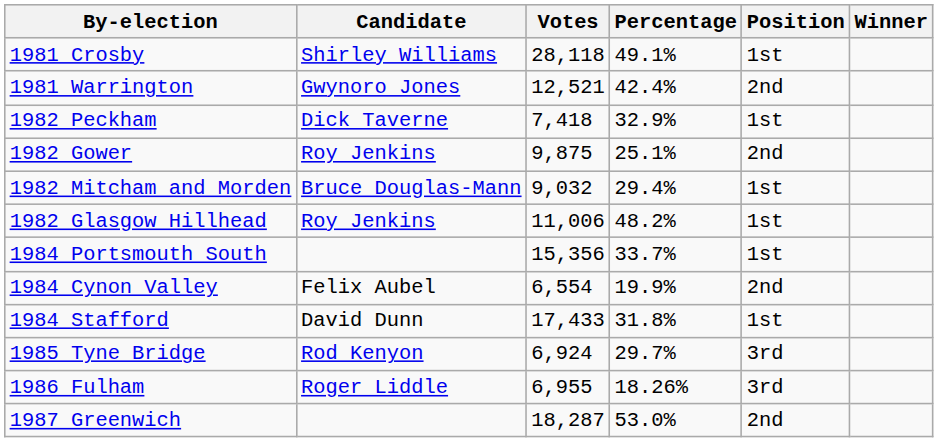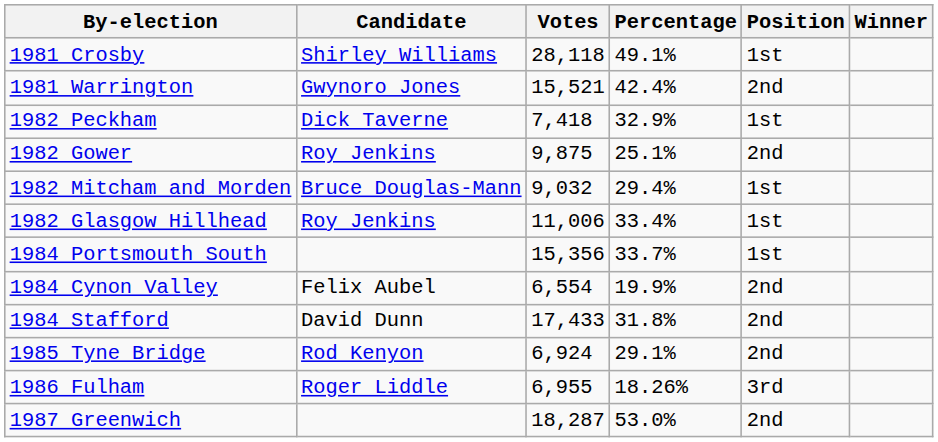(568, 88) 12,521 -> (568, 88) 15,521
(645, 221) 48.2% -> (645, 221) 33.4%
(765, 321) 1st -> (765, 321) 2nd
(645, 354) 29.7% -> (645, 354) 29.1%
(765, 354) 3rd -> (765, 354) 2nd
